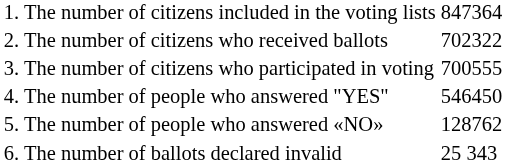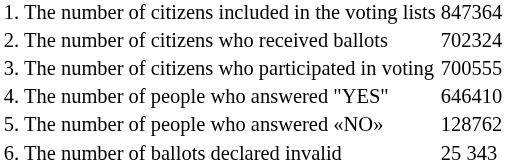(472, 40) 702322 -> (472, 40) 702324
(472, 96) 546450 -> (472, 96) 646410
